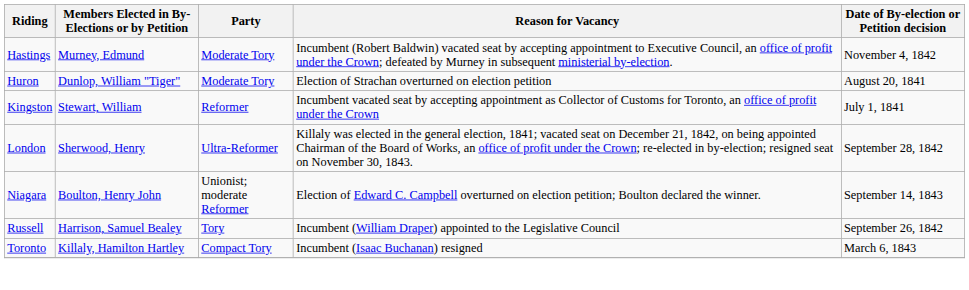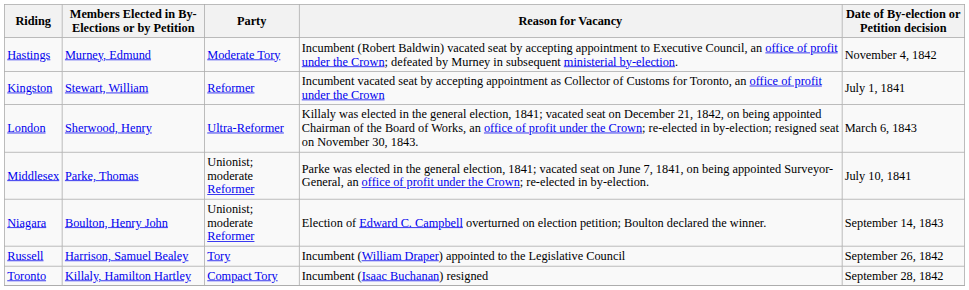- row: (23, 81)
(893, 147) September 28, 1842 -> (881, 128) March 6, 1843
+ row: (33, 175)
(880, 248) March 6, 1843 -> (894, 275) September 28, 1842
